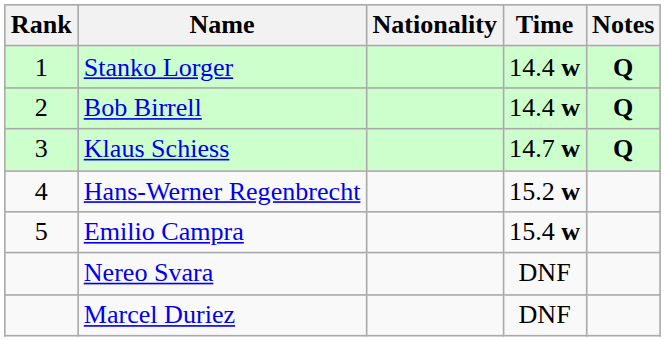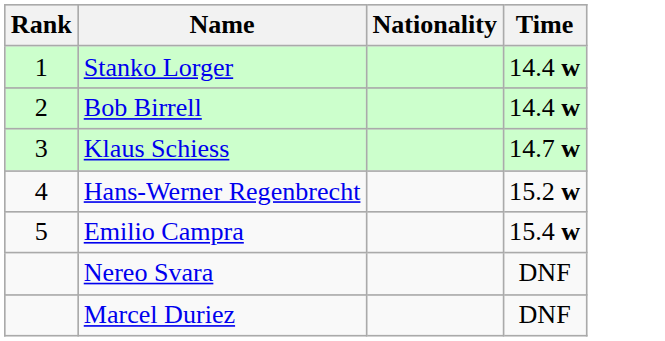- column: (623, 25)
